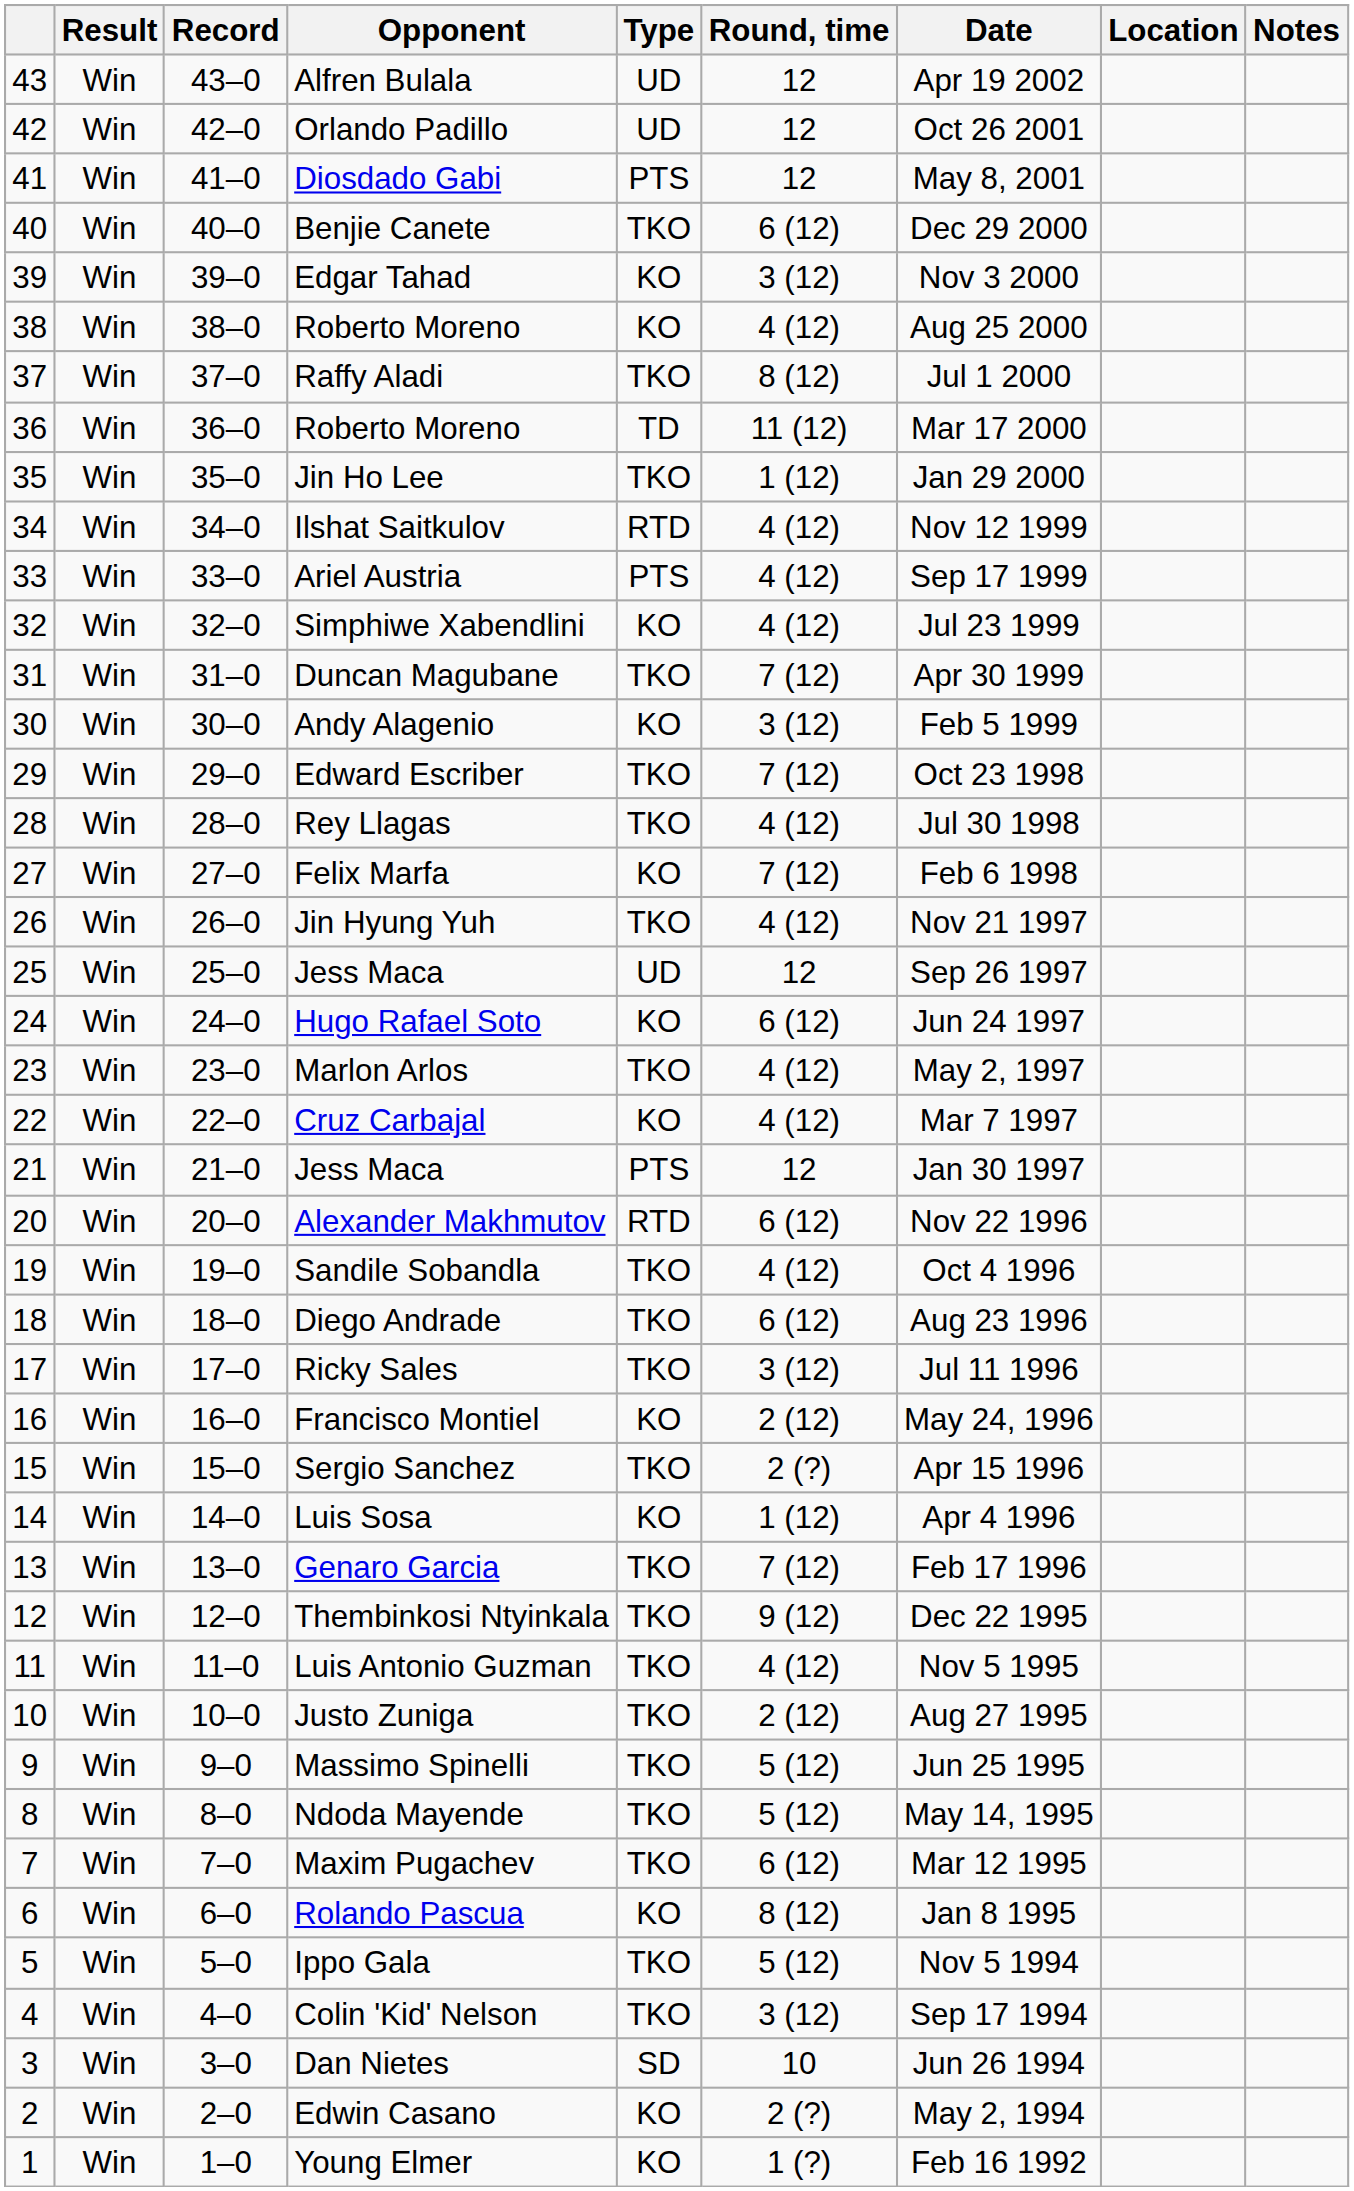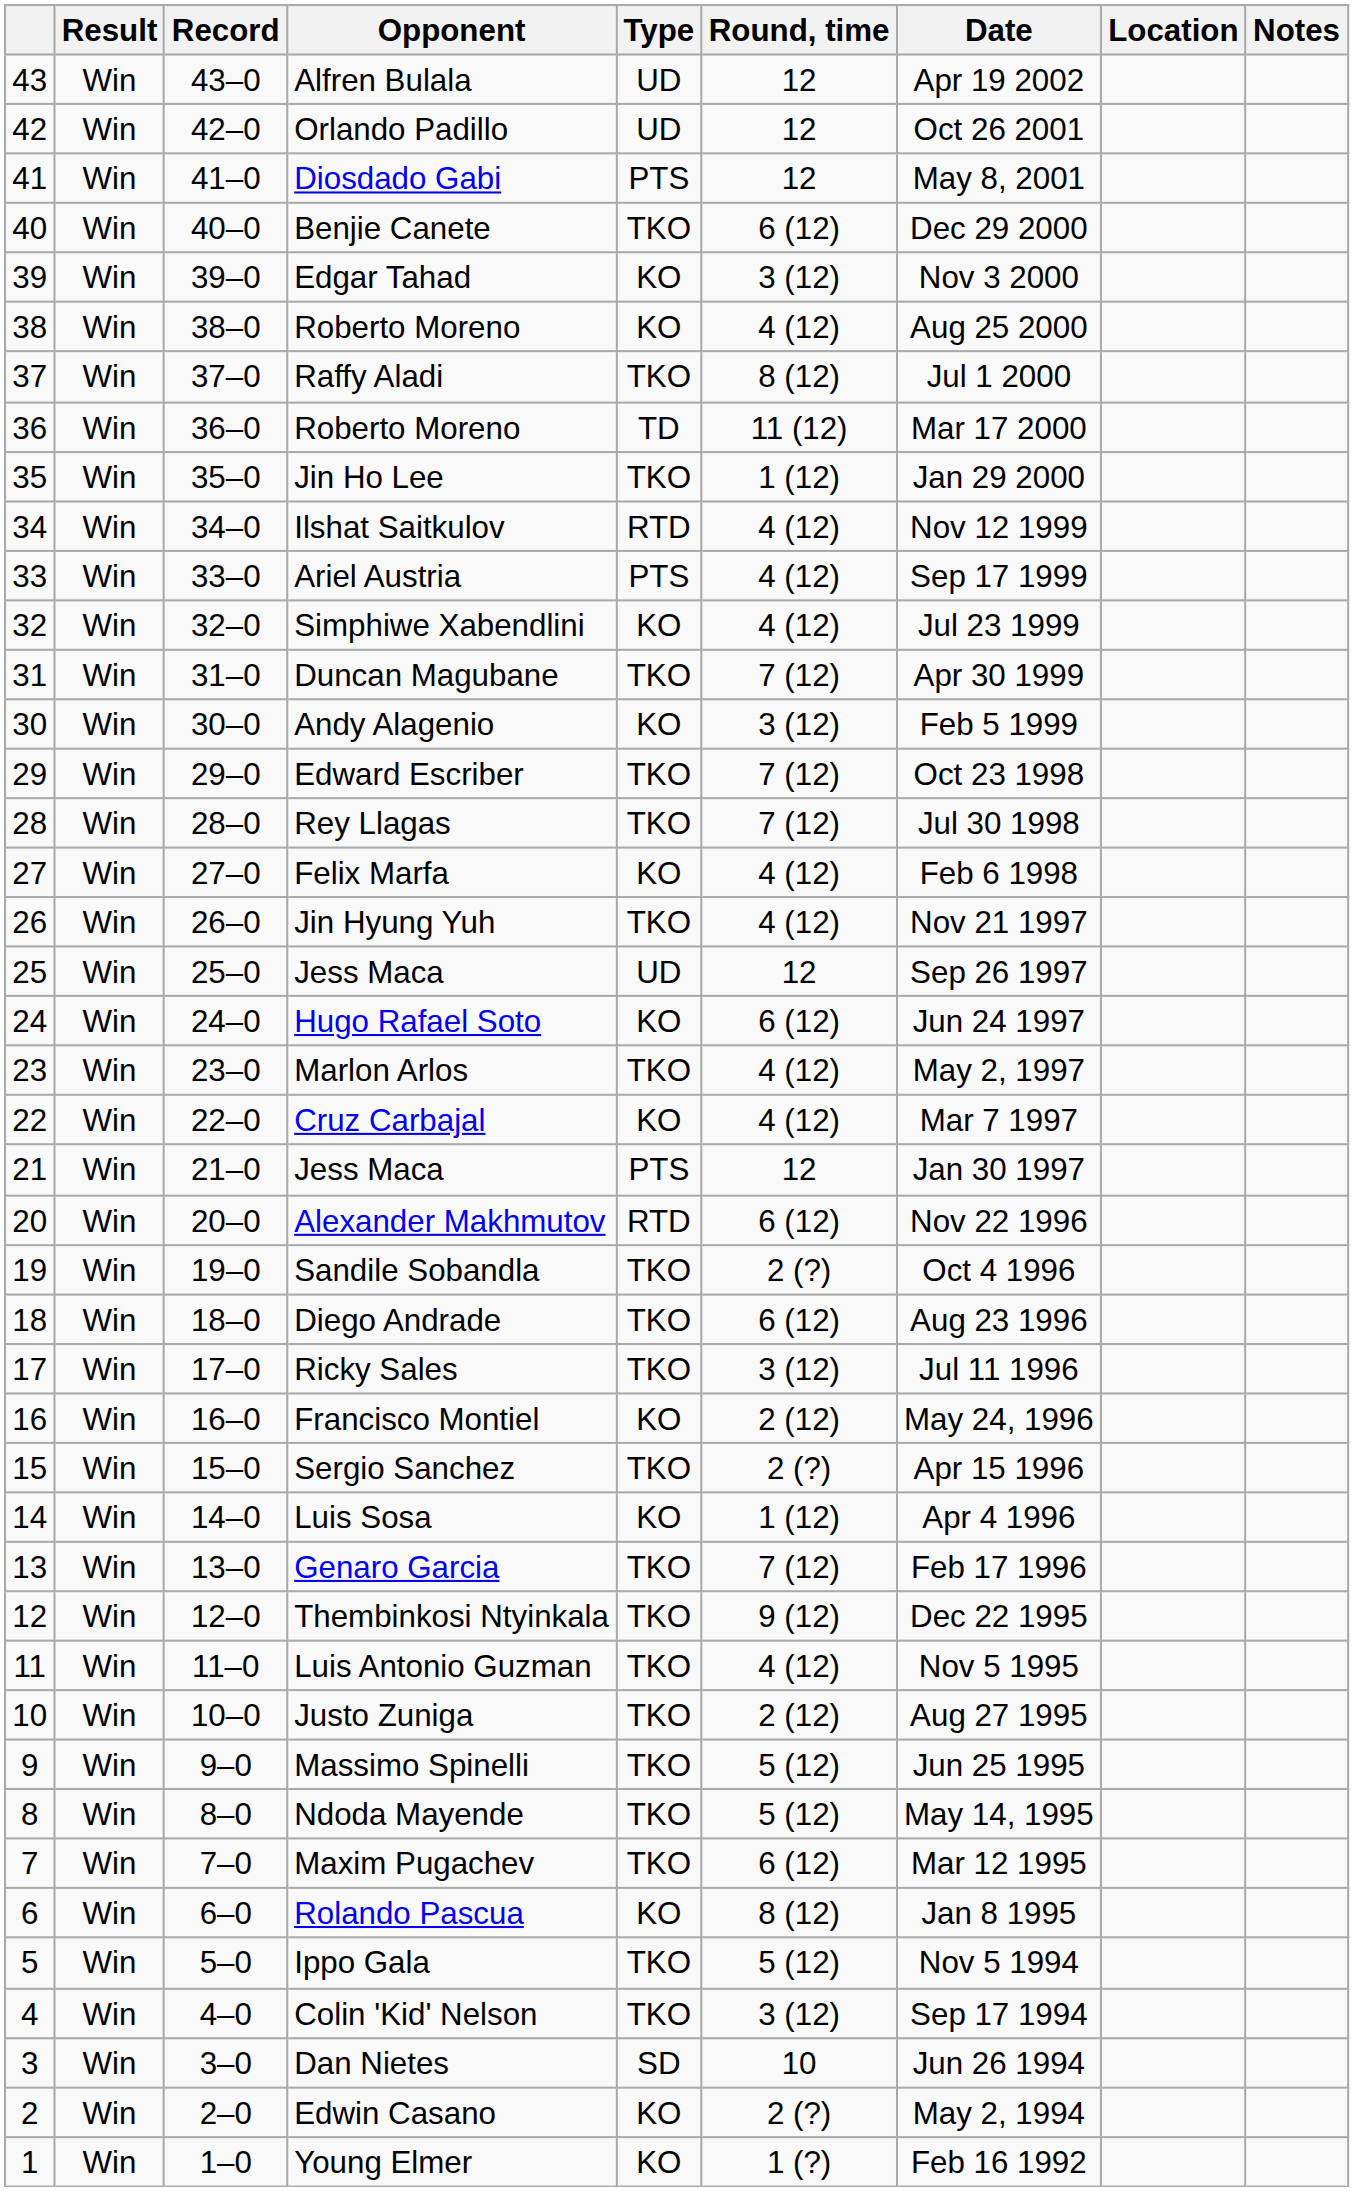(799, 823) 4 (12) -> (799, 823) 7 (12)
(799, 873) 7 (12) -> (799, 873) 4 (12)
(799, 1269) 4 (12) -> (799, 1269) 2 (?)
